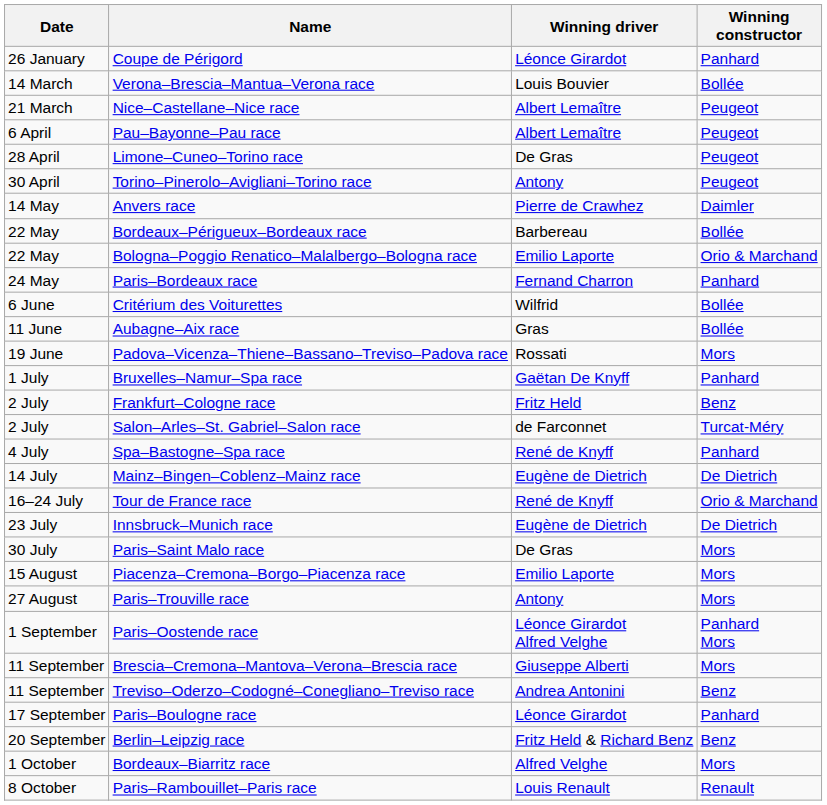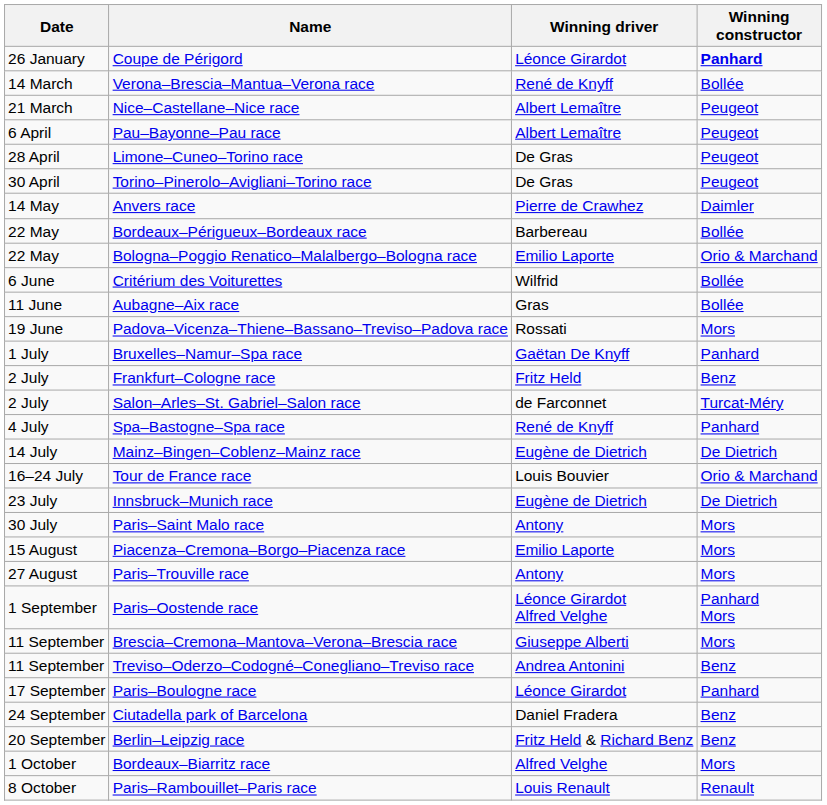(730, 59) normal -> (732, 59) bold
(562, 83) Louis Bouvier -> (564, 83) René de Knyff
(539, 182) Antony -> (544, 182) De Gras
- row: (185, 280)
(564, 501) René de Knyff -> (562, 476) Louis Bouvier
(544, 550) De Gras -> (539, 525) Antony
+ row: (210, 714)
